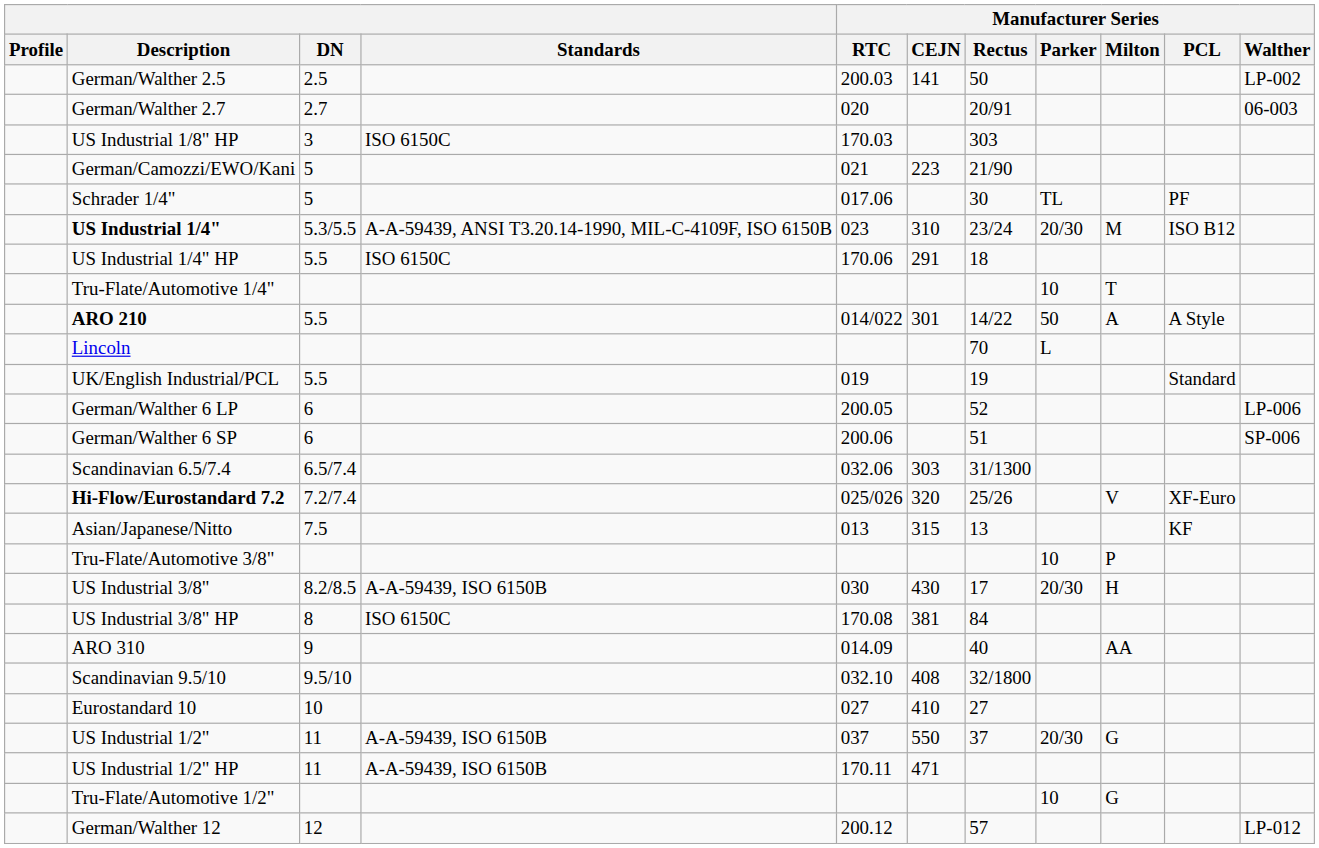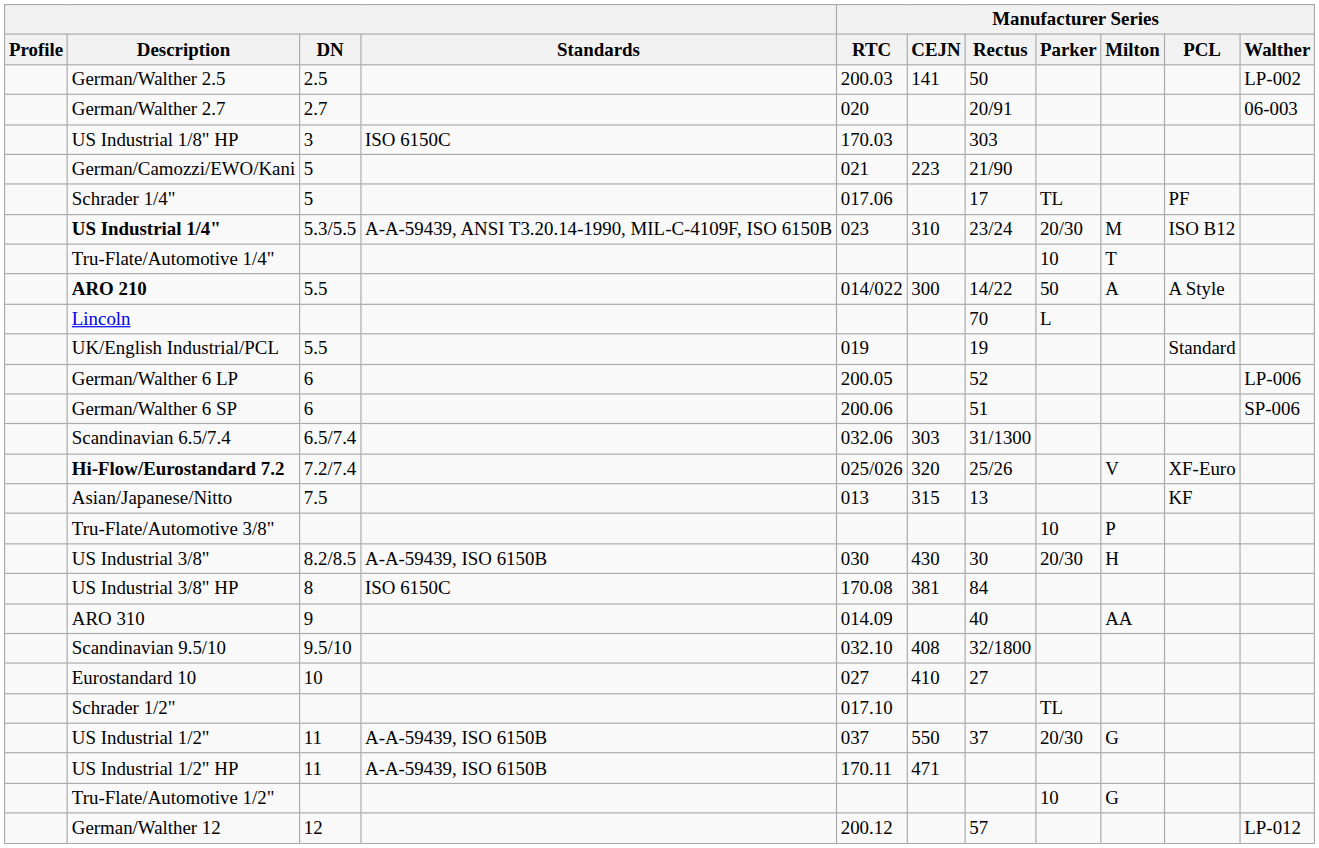(979, 199) 30 -> (979, 199) 17
- row: (155, 259)
(925, 318) 301 -> (925, 288) 300
(979, 588) 17 -> (979, 558) 30
+ row: (124, 708)
